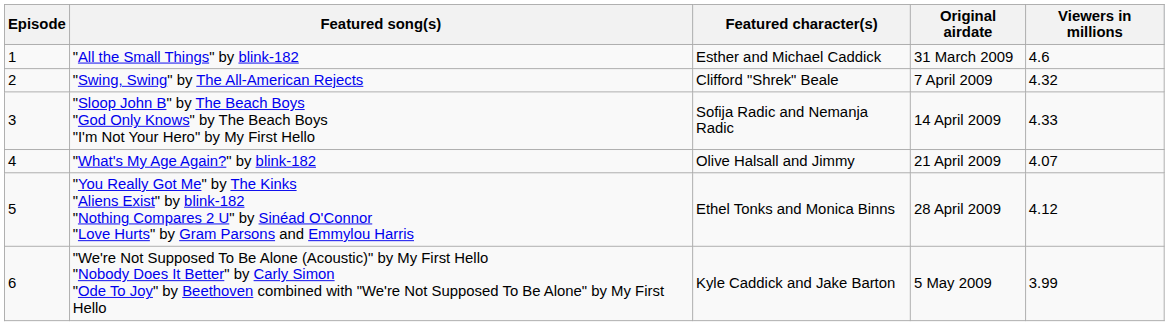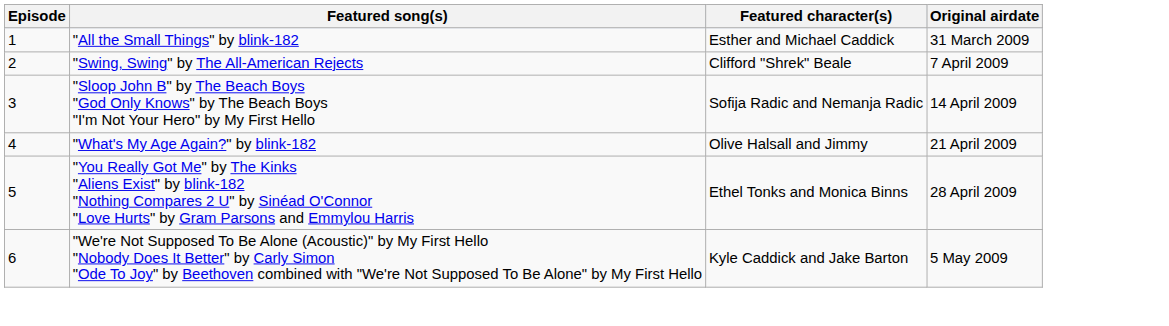- column: (1095, 24)
